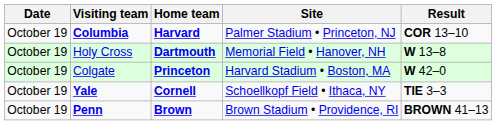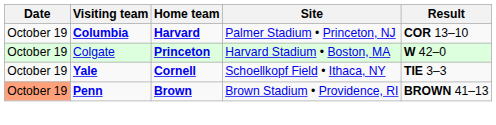- row: (103, 52)
(37, 110) no background -> (37, 91) lightsalmon background
